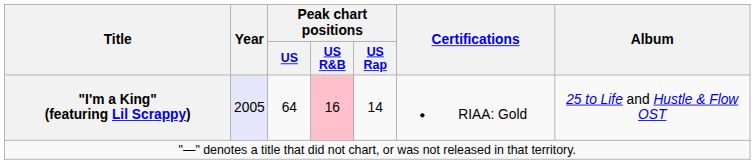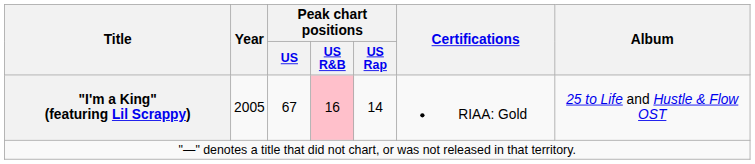(249, 107) lavender background -> (249, 107) no background
(289, 107) 64 -> (289, 107) 67
